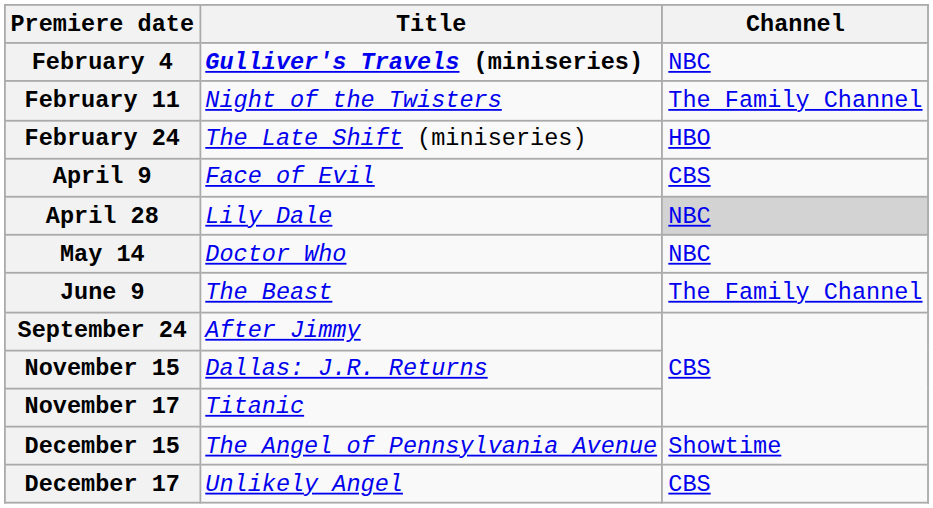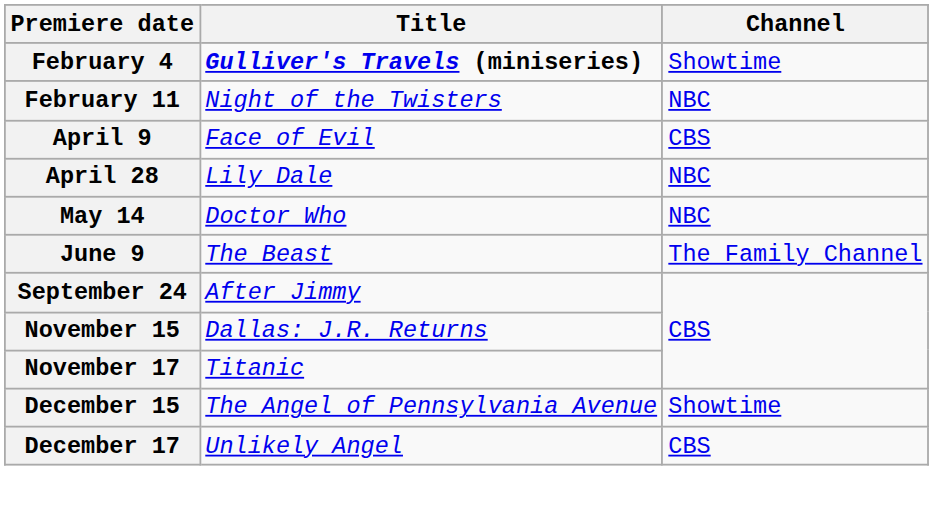(690, 62) NBC -> (725, 62) Showtime
(795, 101) The Family Channel -> (690, 101) NBC
- row: (102, 139)
(690, 216) lightgrey background -> (690, 177) no background
